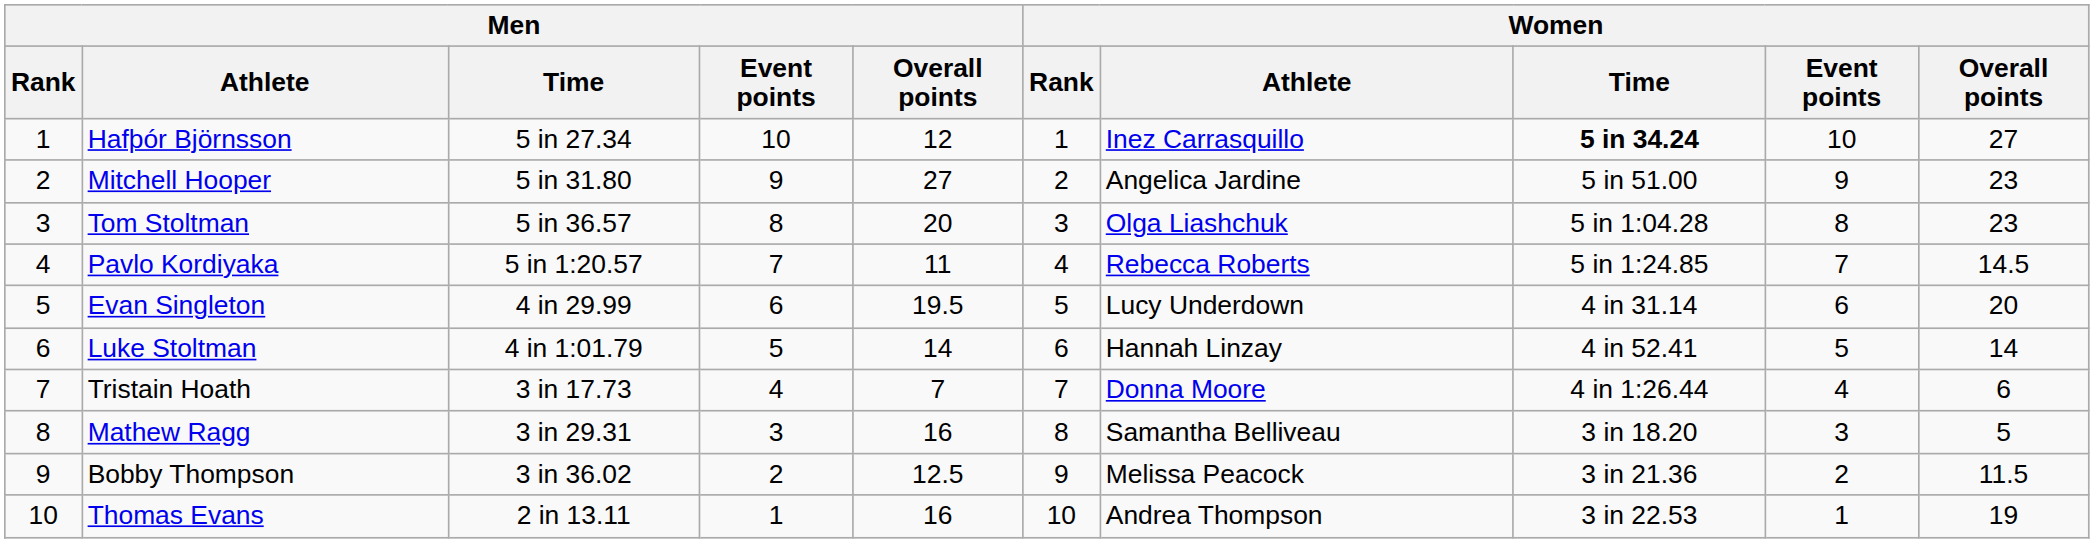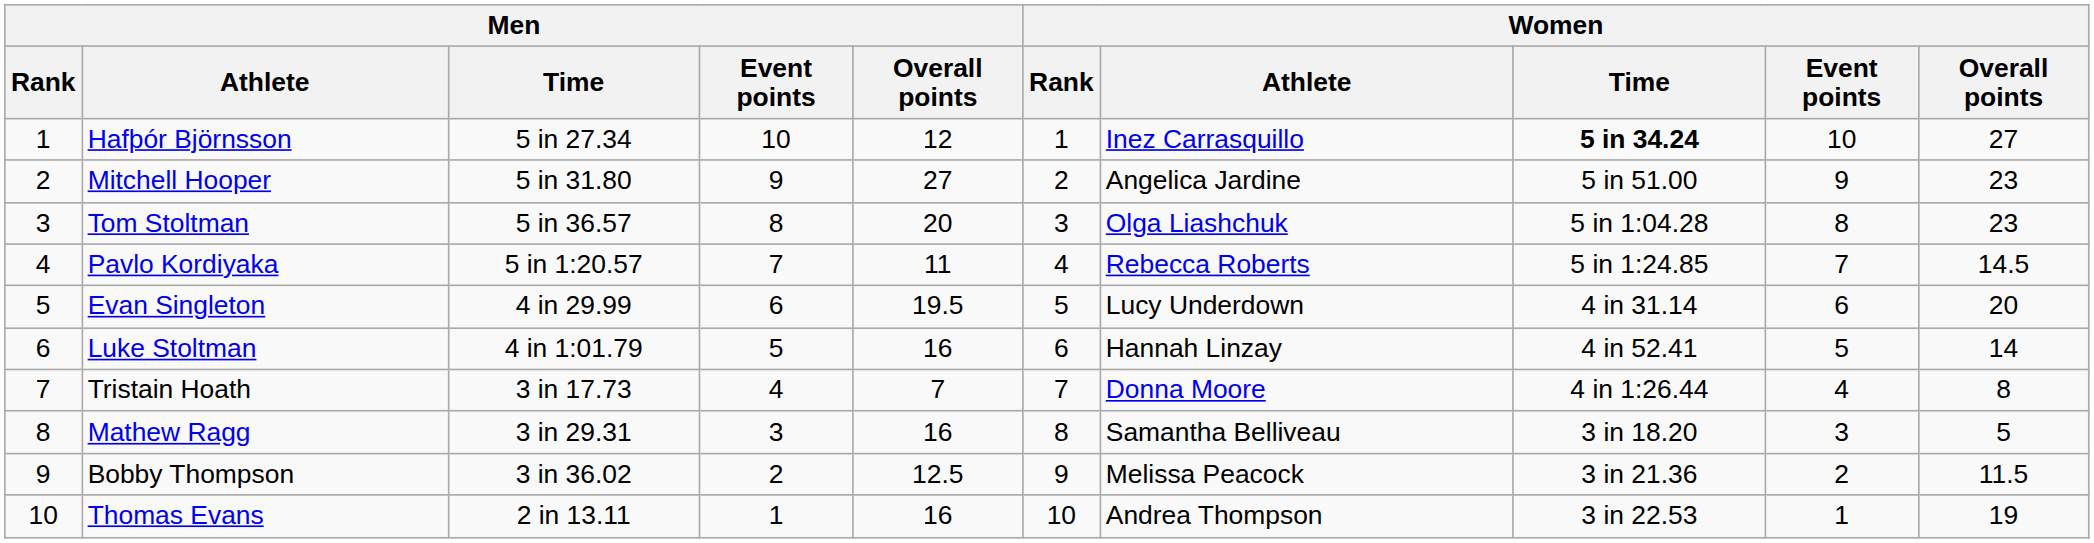(938, 348) 14 -> (938, 348) 16
(2004, 390) 6 -> (2004, 390) 8
